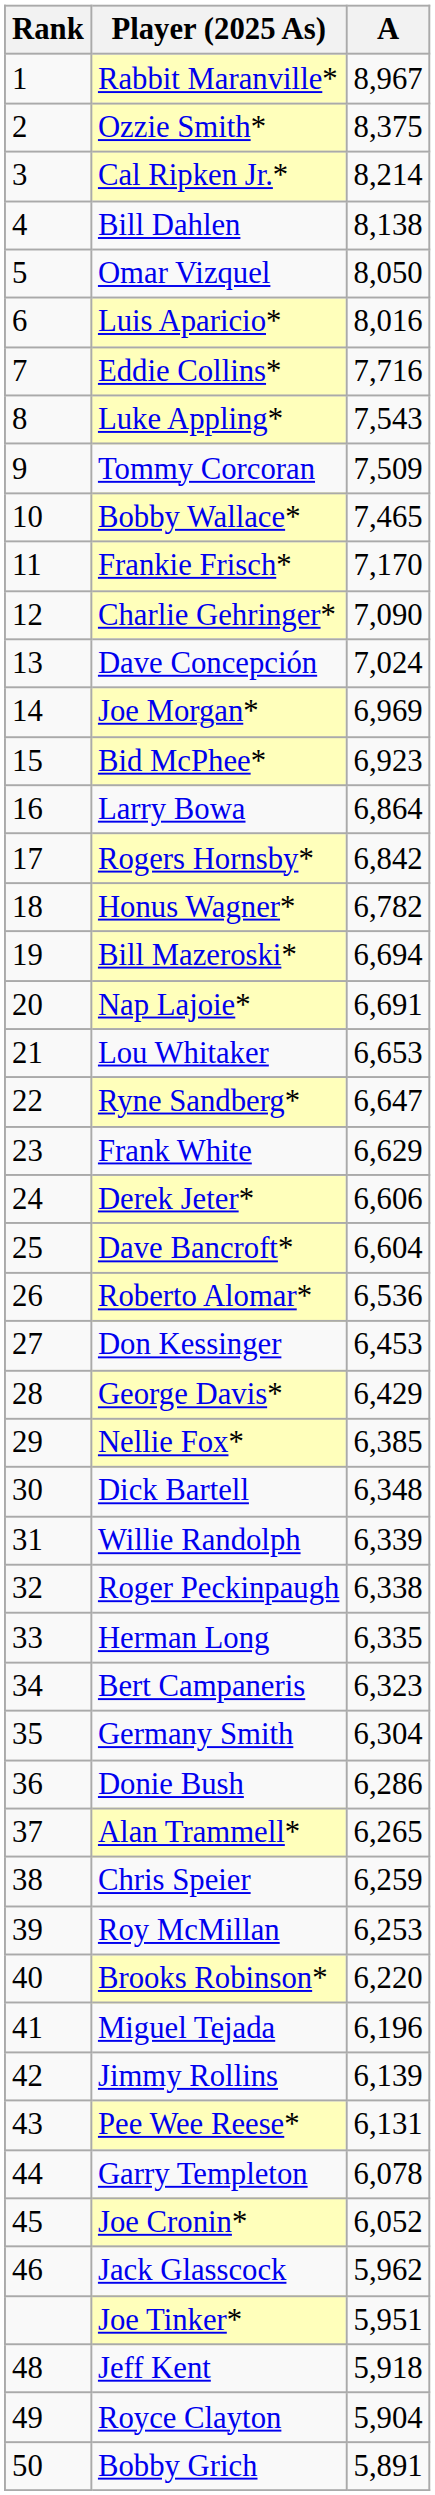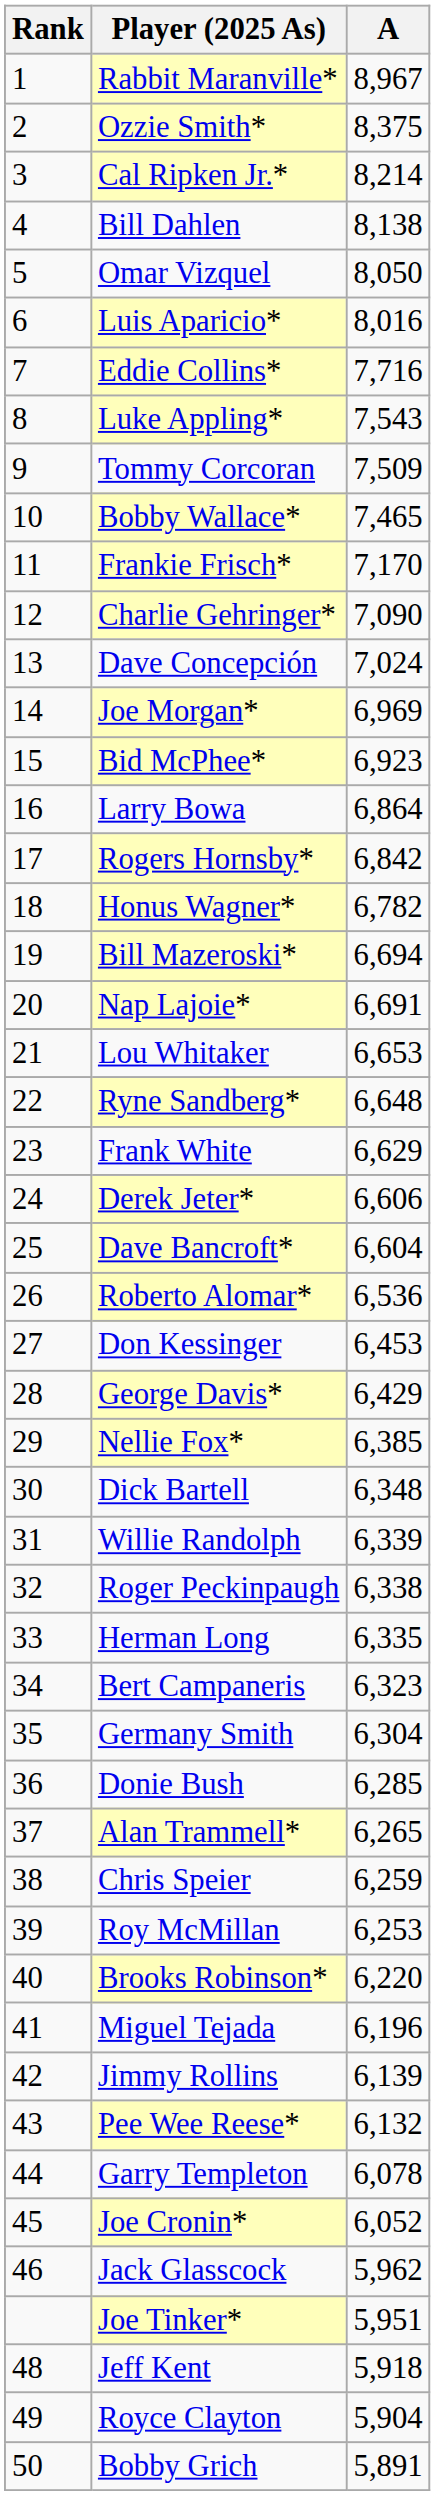(388, 1101) 6,647 -> (388, 1101) 6,648
(388, 1783) 6,286 -> (388, 1783) 6,285
(388, 2124) 6,131 -> (388, 2124) 6,132
